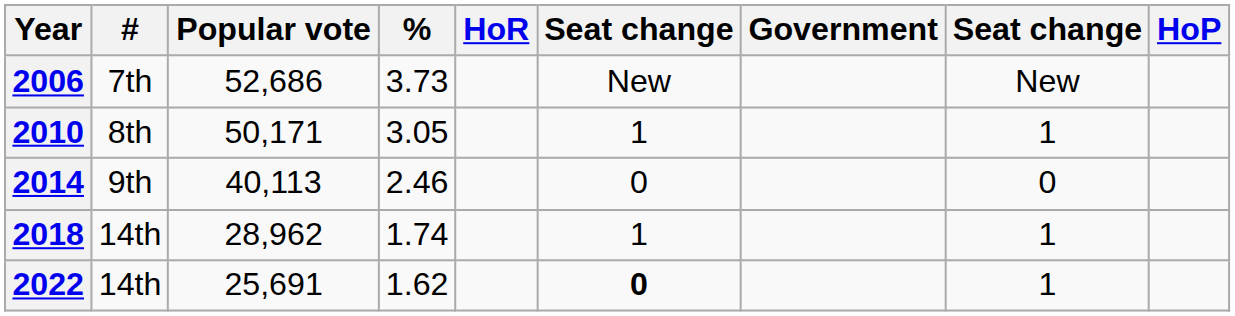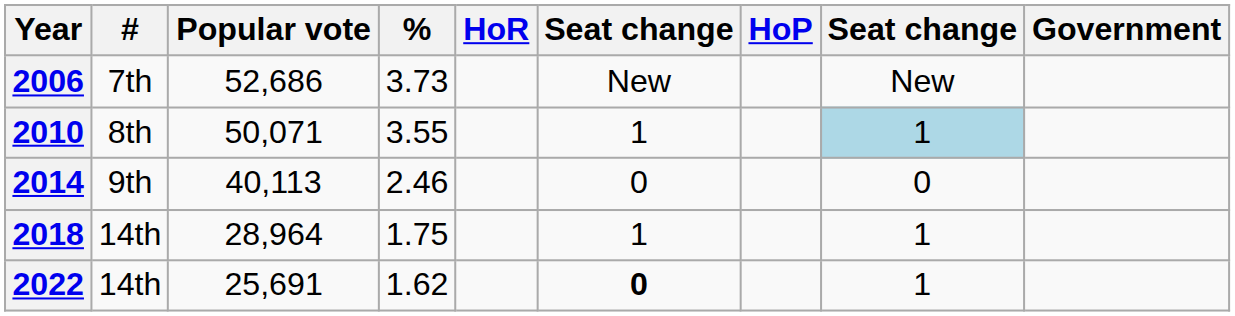columns swapped: (1189, 30) <-> (843, 30)
(274, 132) 50,171 -> (274, 132) 50,071
(417, 132) 3.05 -> (417, 132) 3.55
(1047, 132) no background -> (922, 132) lightblue background
(274, 234) 28,962 -> (274, 234) 28,964
(417, 234) 1.74 -> (417, 234) 1.75
